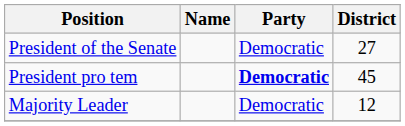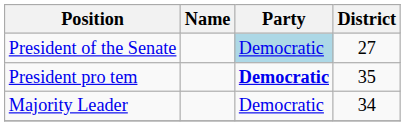(281, 47) no background -> (281, 47) lightblue background
(367, 76) 45 -> (367, 76) 35
(367, 105) 12 -> (367, 105) 34
